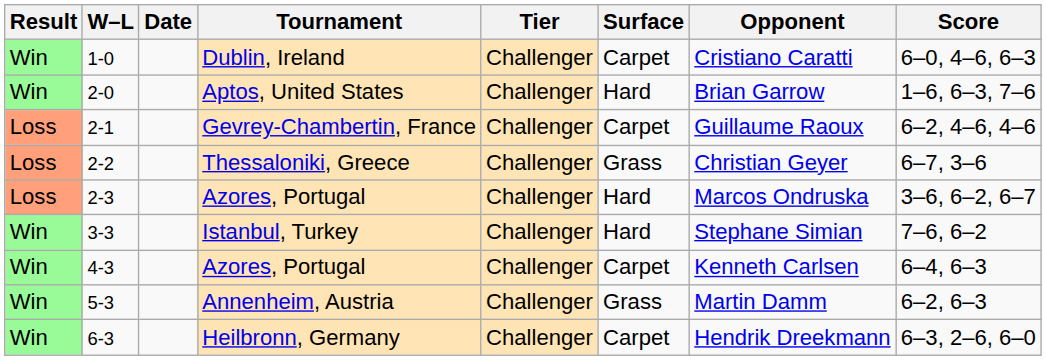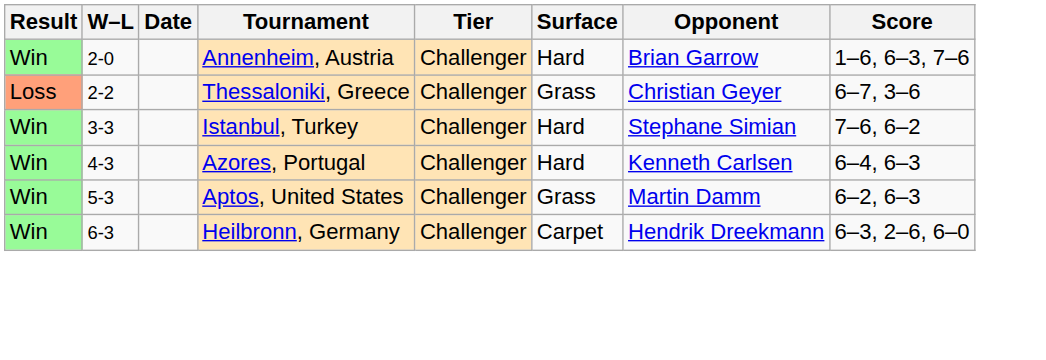- row: (101, 58)
(303, 92) Aptos, United States -> (298, 57) Annenheim, Austria
- row: (101, 128)
- row: (101, 198)
(636, 267) Carpet -> (561, 162) Hard
(298, 302) Annenheim, Austria -> (303, 197) Aptos, United States
